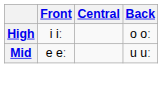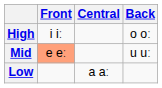(56, 53) no background -> (56, 53) lightsalmon background
+ row: (21, 72)
